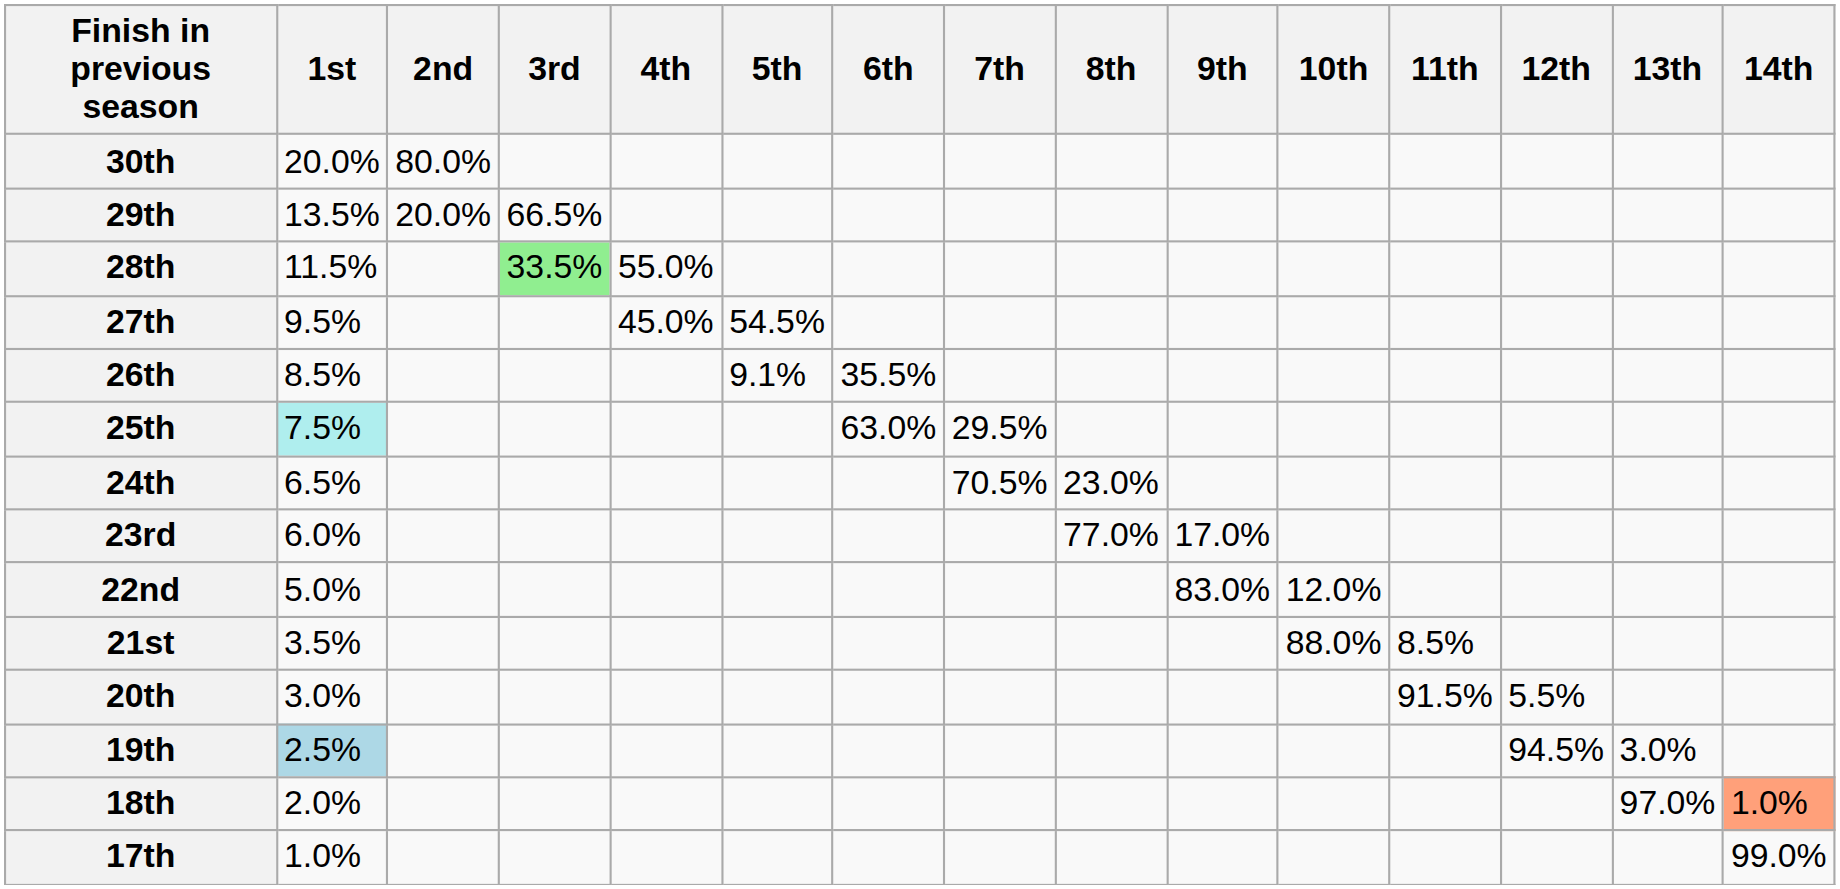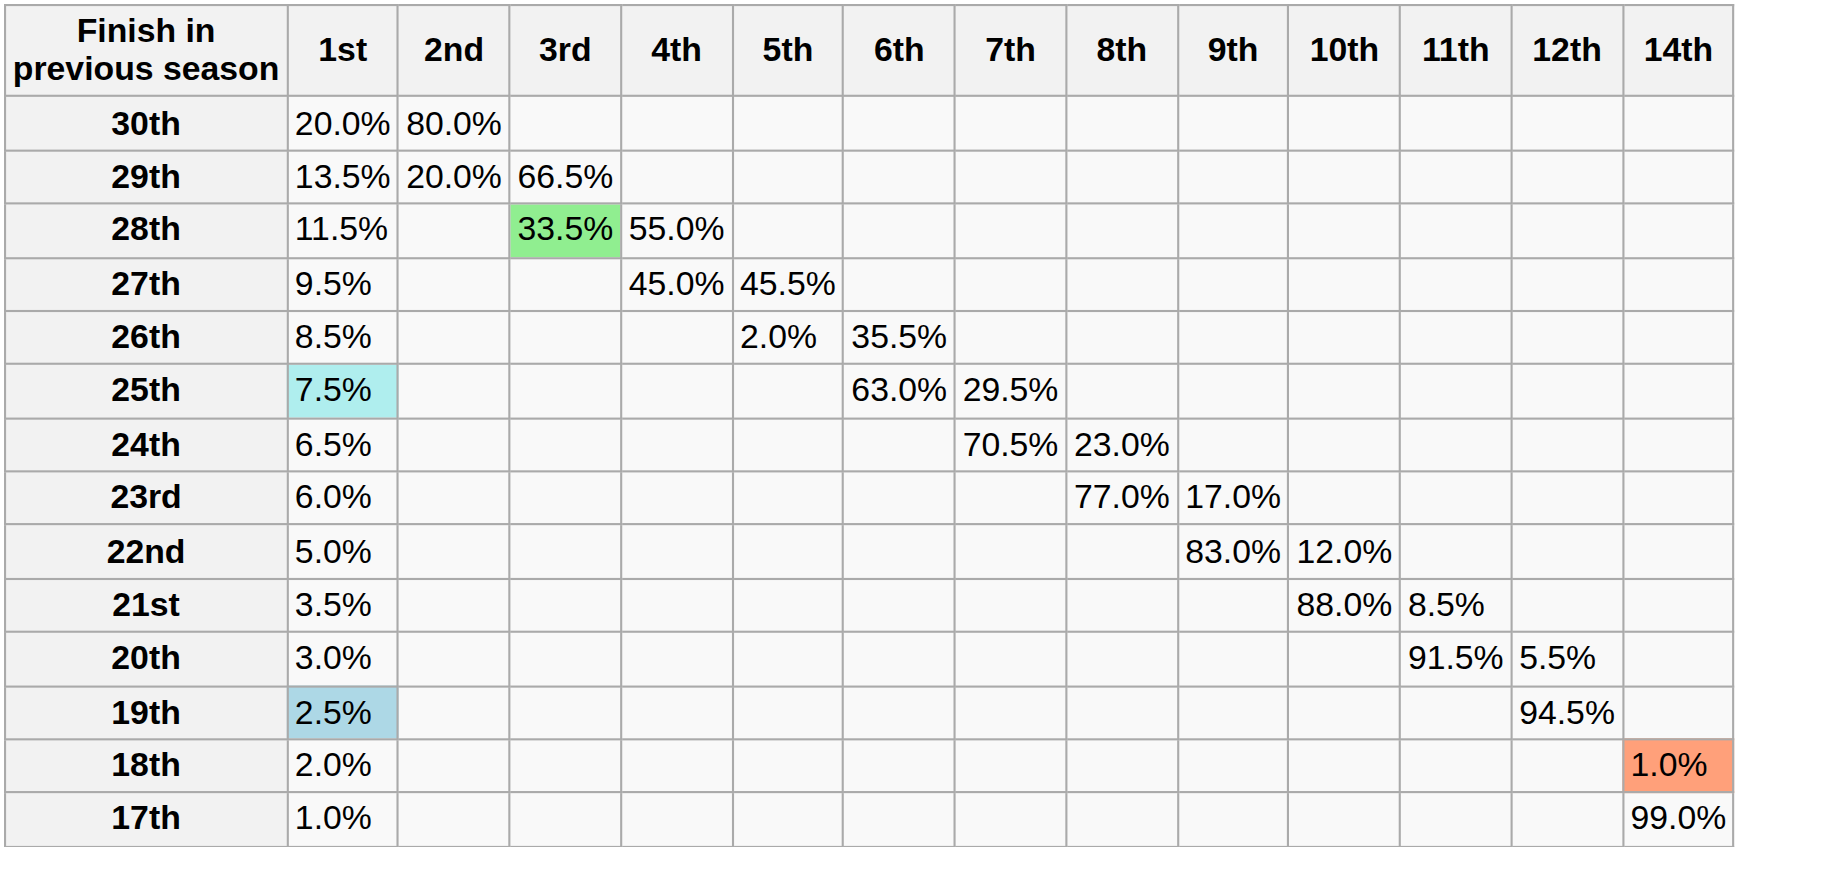- column: (1667, 69)
(777, 321) 54.5% -> (788, 283) 45.5%
(768, 374) 9.1% -> (779, 336) 2.0%
